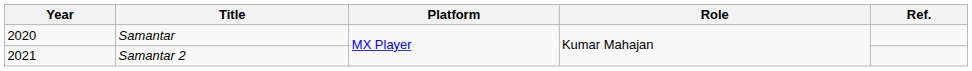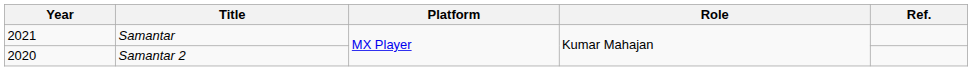(22, 35) 2020 -> (22, 35) 2021
(22, 55) 2021 -> (22, 55) 2020
